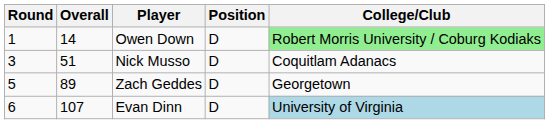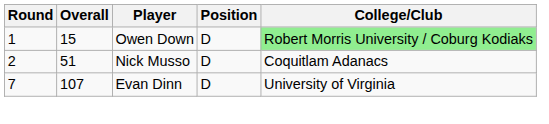(68, 38) 14 -> (68, 38) 15
(12, 61) 3 -> (12, 61) 2
- row: (159, 84)
(12, 107) 6 -> (12, 84) 7
(337, 107) lightblue background -> (329, 84) no background
